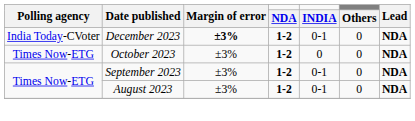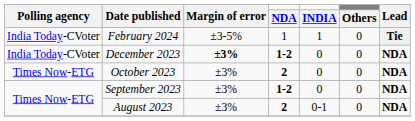+ row: (143, 36)
(319, 36) 0-1 -> (319, 54) 0
(284, 54) 1-2 -> (284, 72) 2
(319, 72) 0-1 -> (319, 90) 0
(284, 90) 1-2 -> (284, 107) 2
